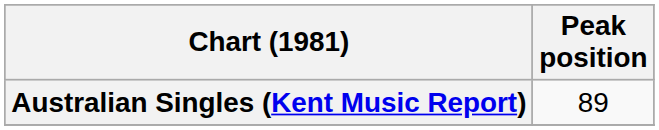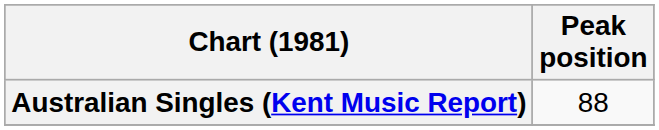(593, 102) 89 -> (593, 102) 88
